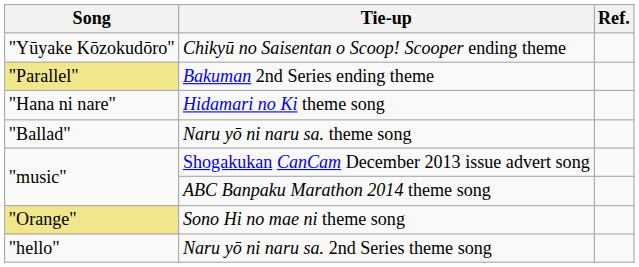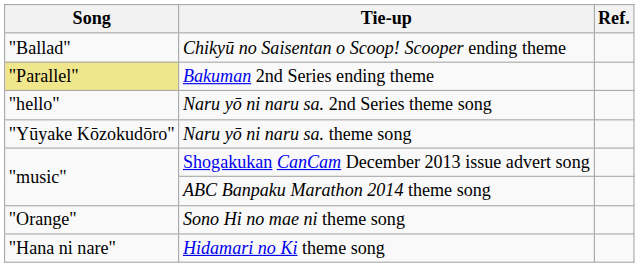(92, 47) "Yūyake Kōzokudōro" -> (40, 47) "Ballad"
rows swapped: (284, 104) <-> (337, 248)
(40, 133) "Ballad" -> (92, 133) "Yūyake Kōzokudōro"
(43, 219) khaki background -> (43, 219) no background
